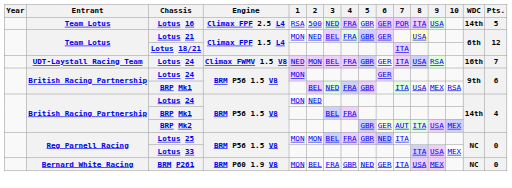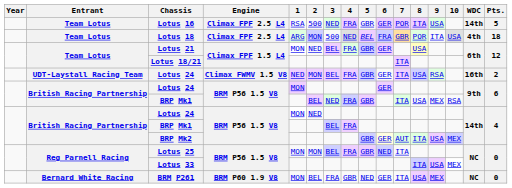+ row: (88, 36)
(496, 62) 7 -> (496, 74) 2
